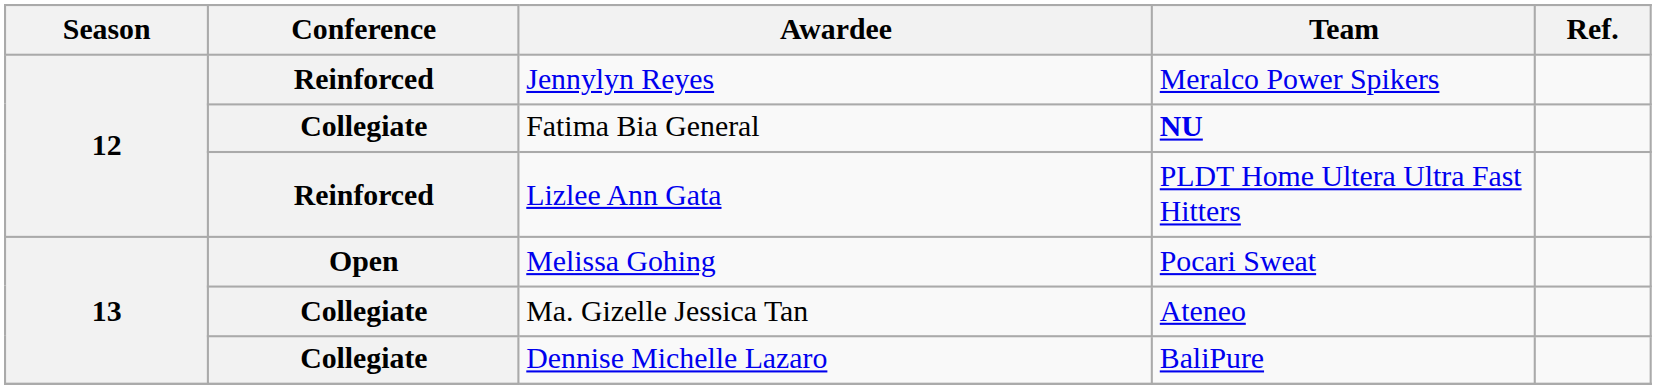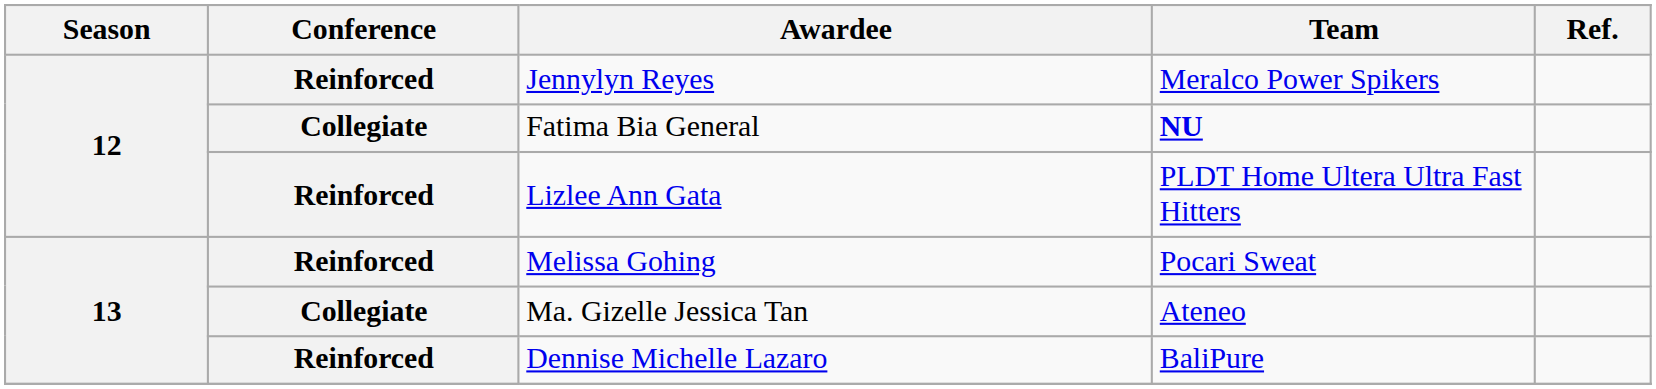(364, 261) Open -> (364, 261) Reinforced
(364, 359) Collegiate -> (364, 359) Reinforced
